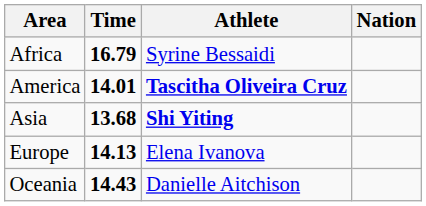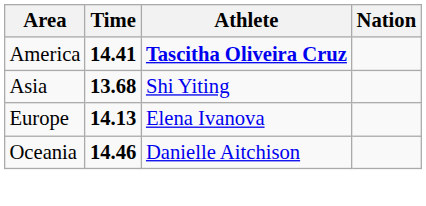- row: (36, 53)
(113, 86) 14.01 -> (113, 53) 14.41
(190, 119) bold -> (188, 86) normal
(113, 184) 14.43 -> (113, 151) 14.46
